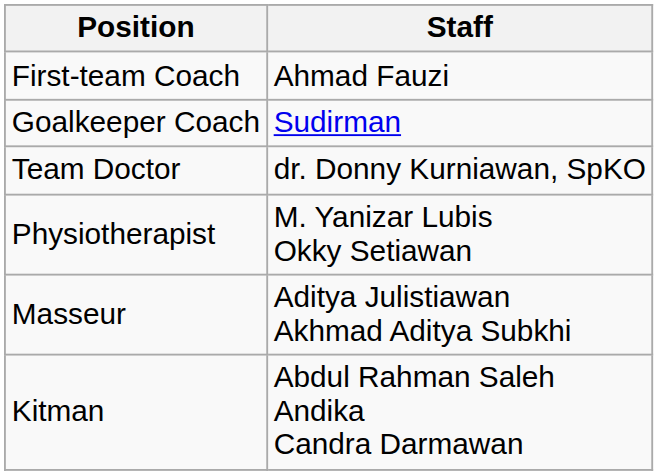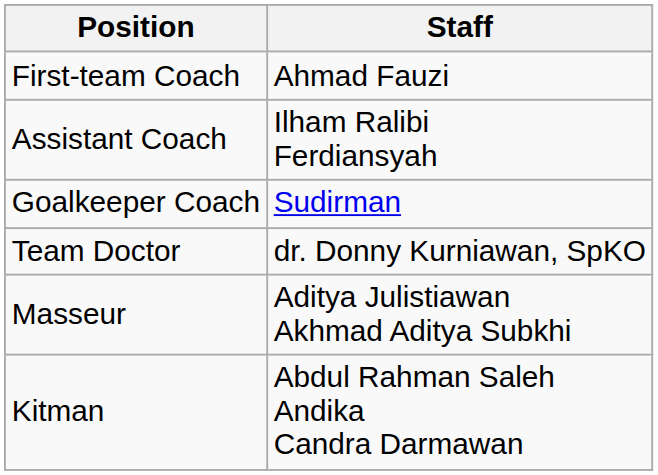+ row: (119, 139)
- row: (114, 233)
